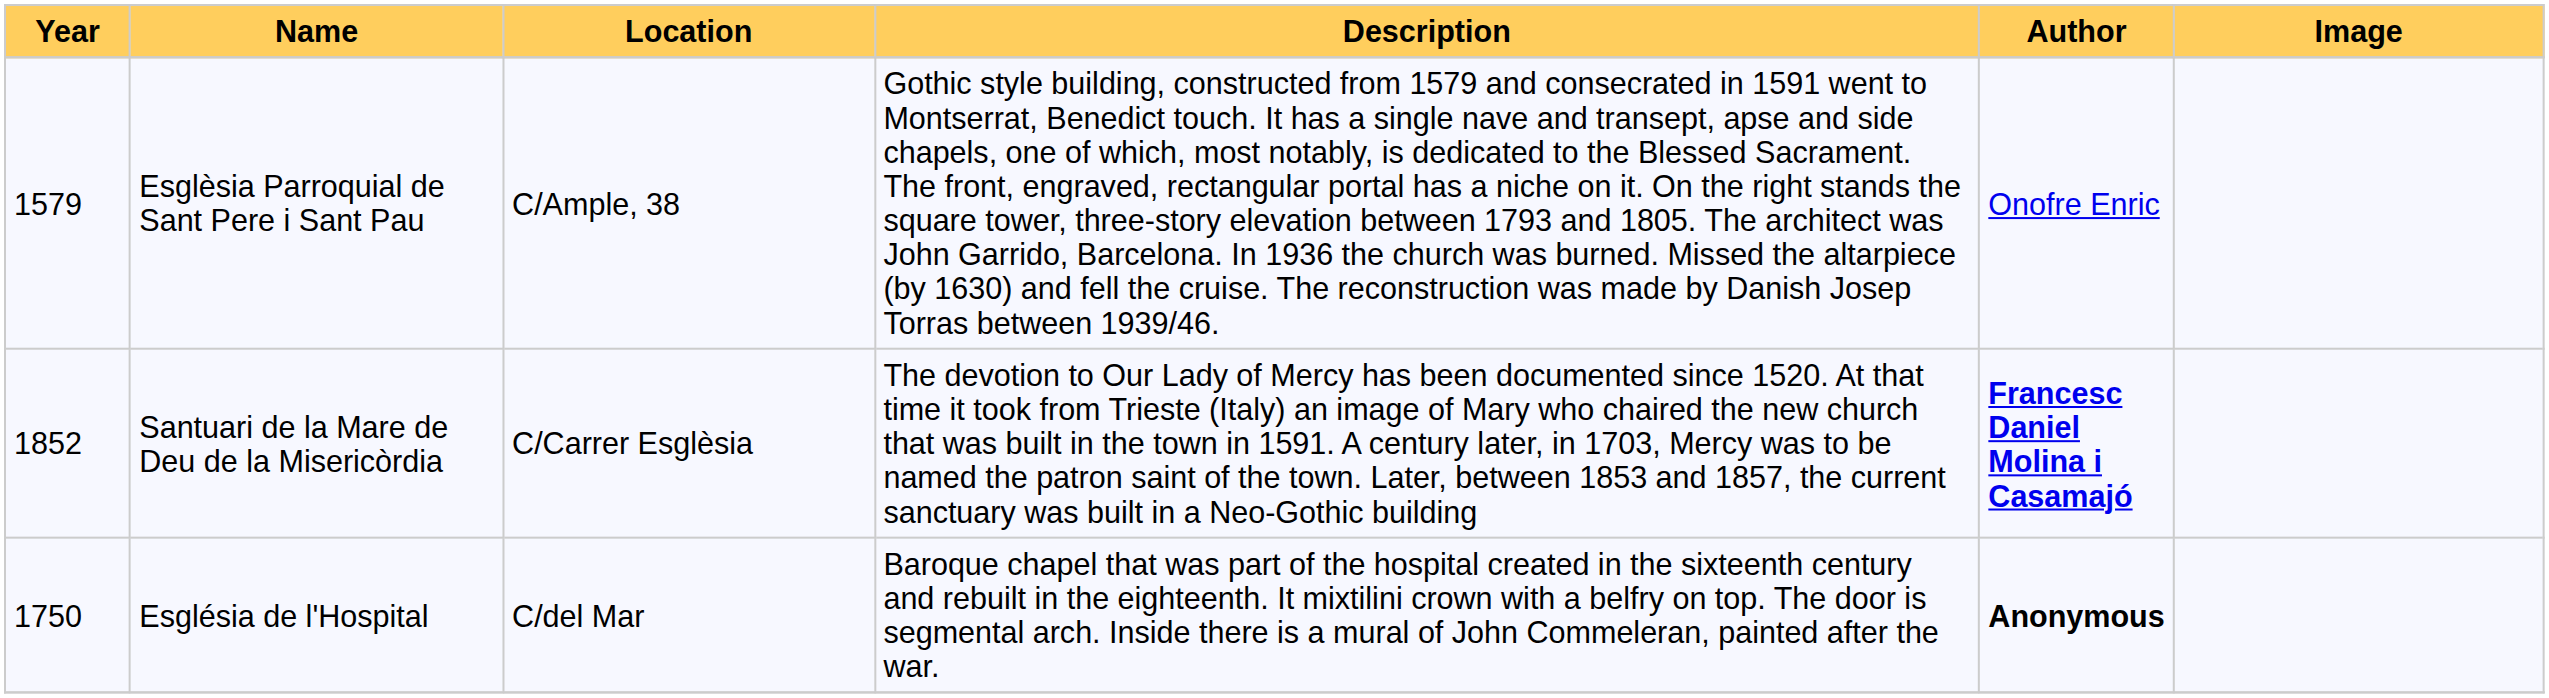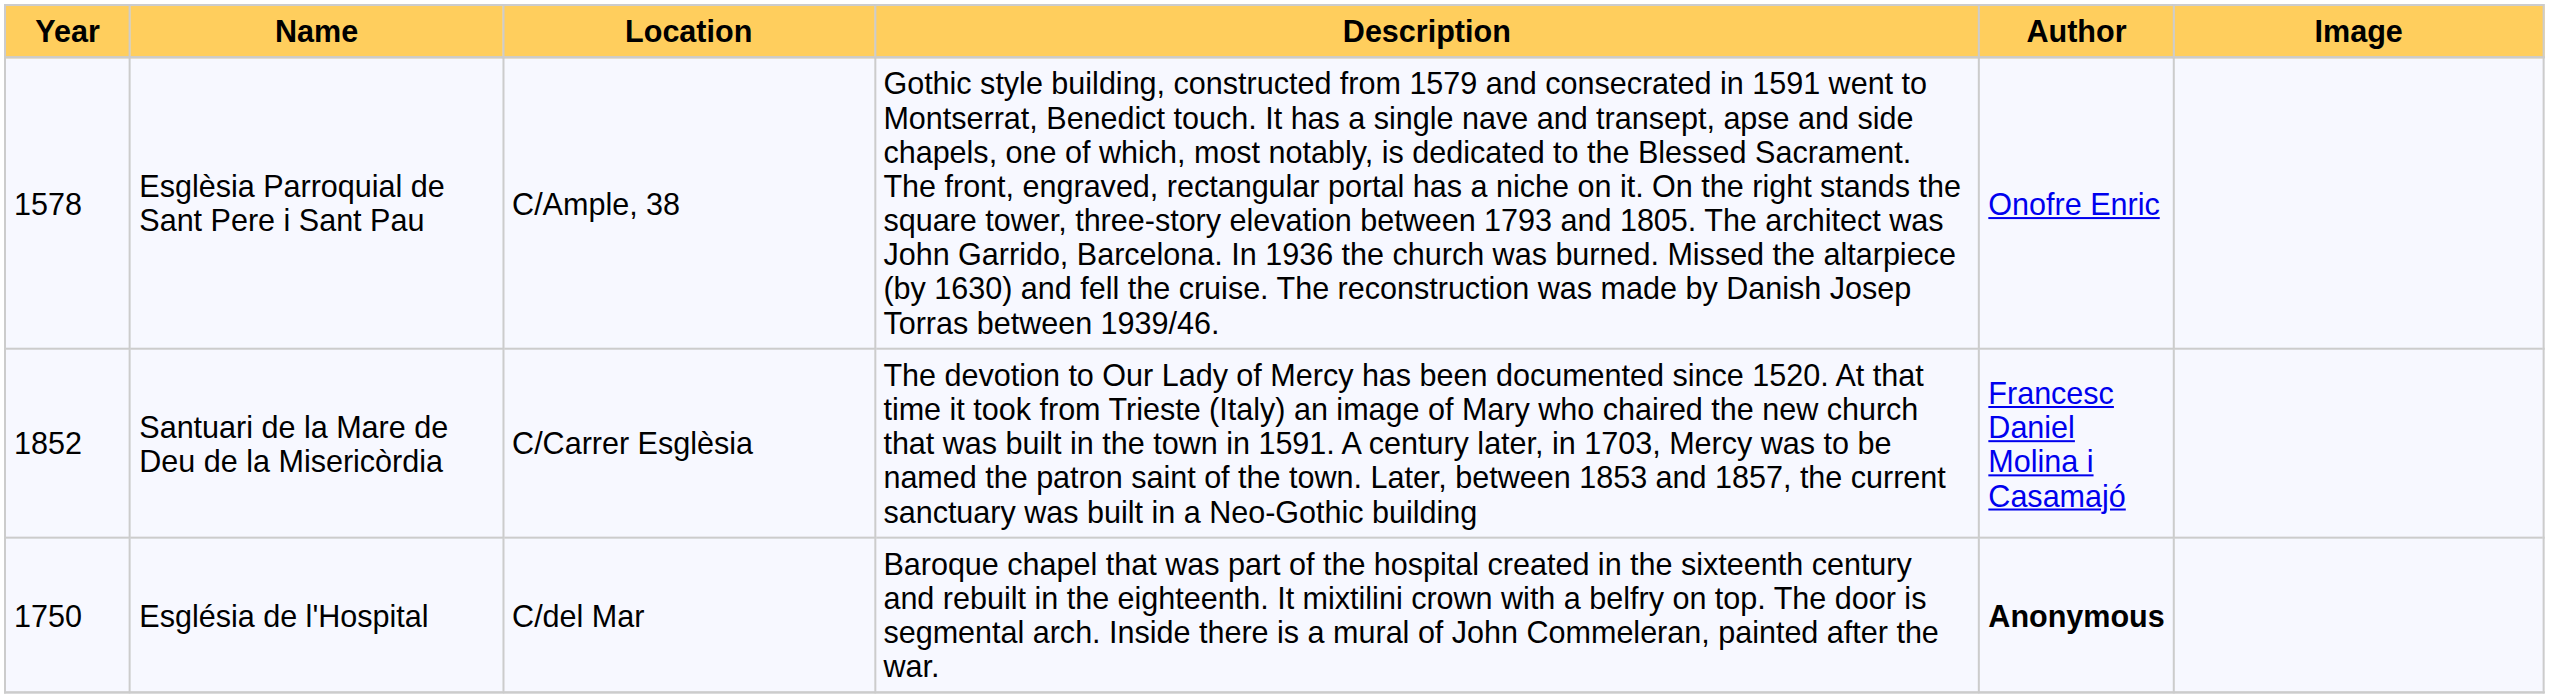(48, 203) 1579 -> (48, 203) 1578
(2060, 443) bold -> (2057, 443) normal
